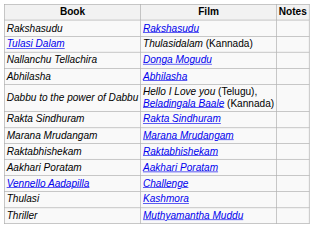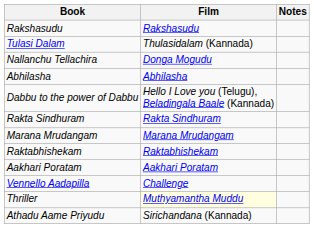- row: (23, 199)
(193, 215) no background -> (193, 199) lightyellow background
+ row: (55, 215)
